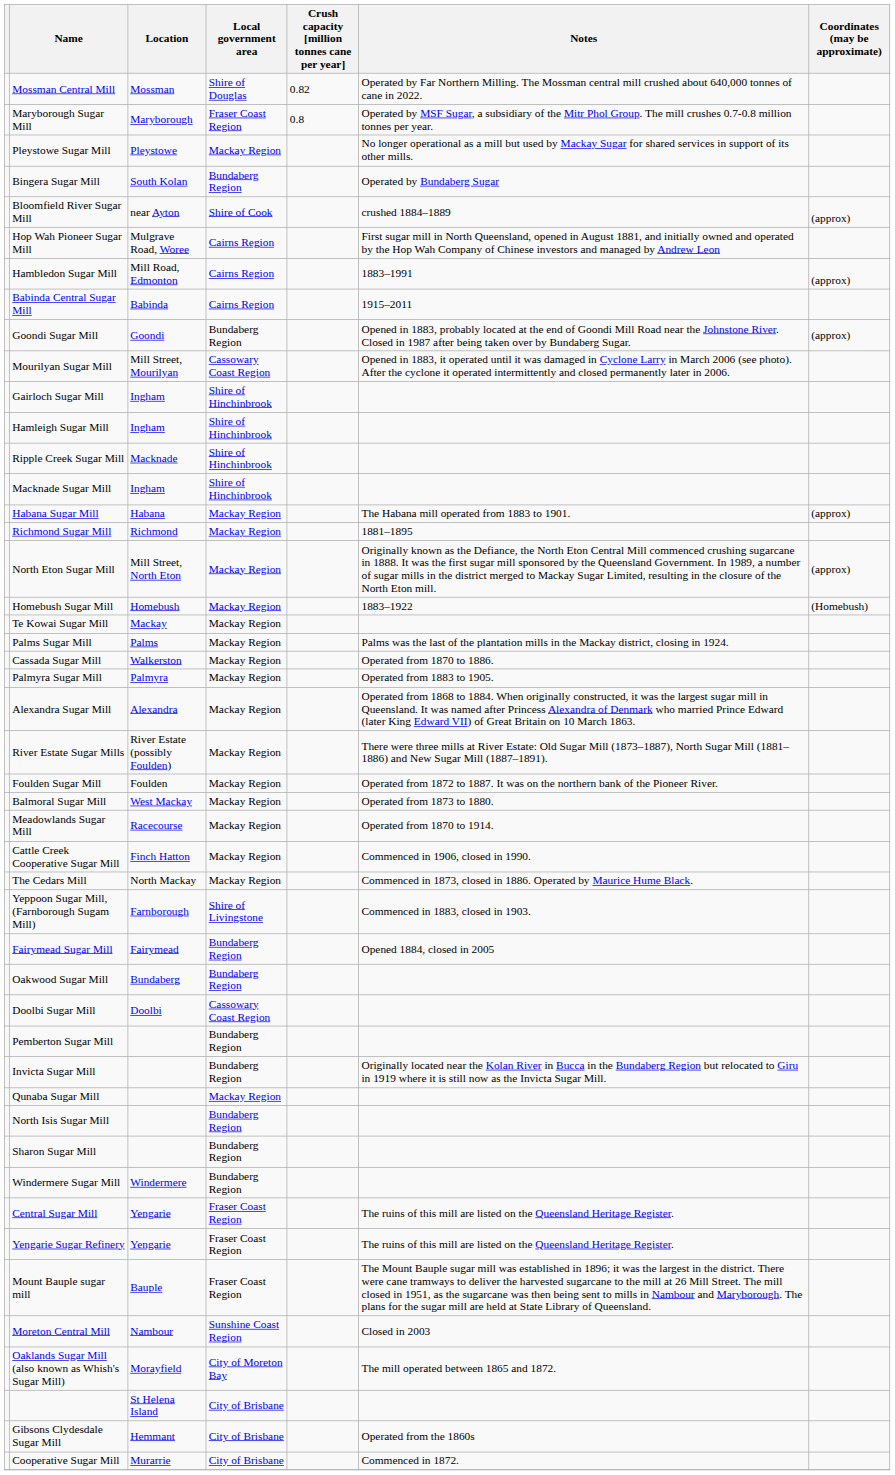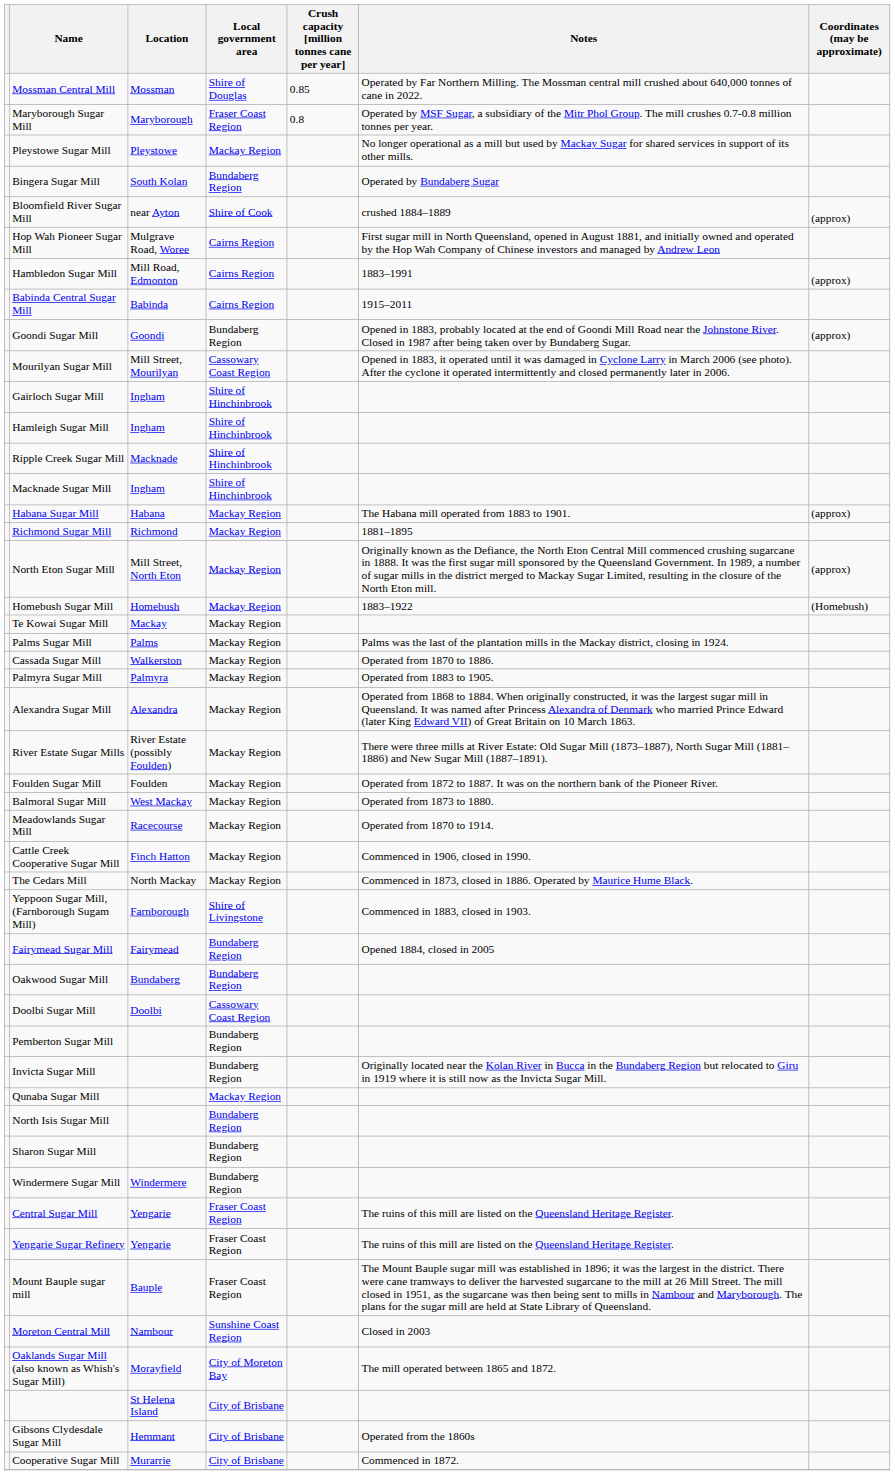(300, 89) 0.82 -> (300, 89) 0.85
